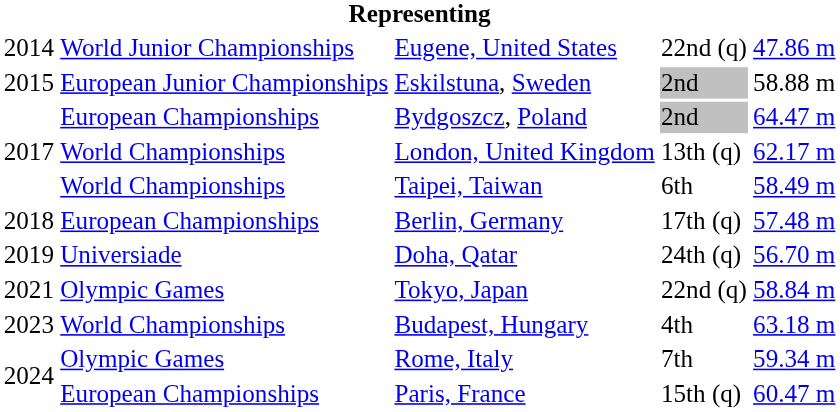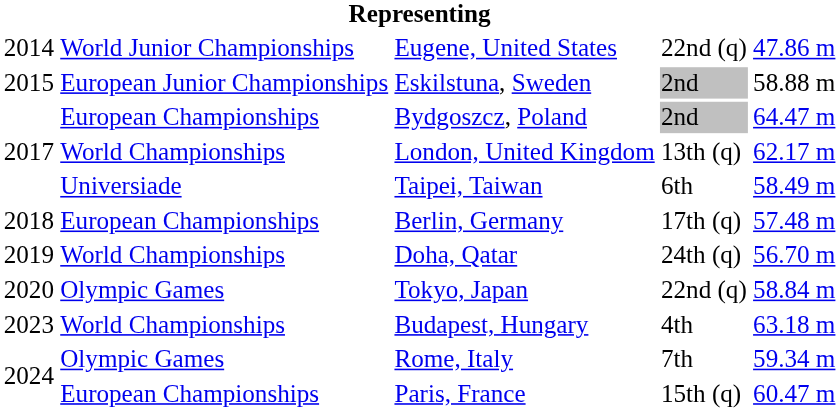(173, 186) World Championships -> (121, 186) Universiade
(121, 255) Universiade -> (173, 255) World Championships
(29, 289) 2021 -> (29, 289) 2020
